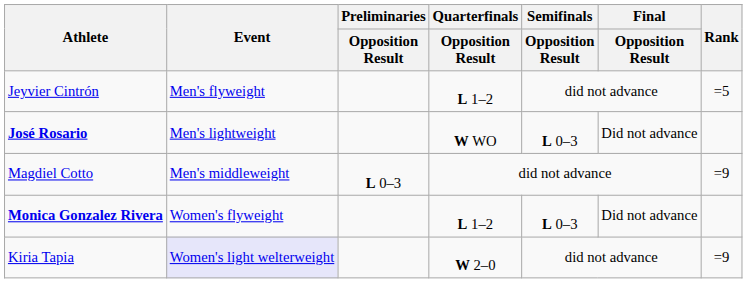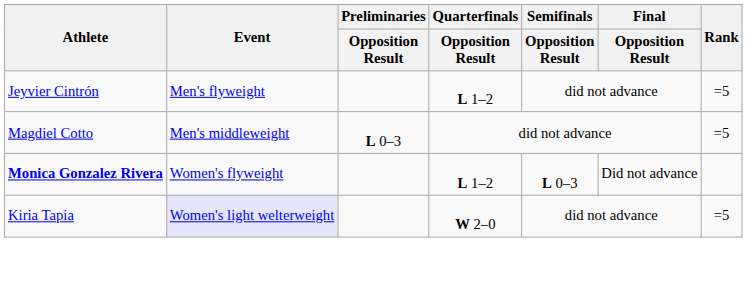- row: (48, 133)
(722, 174) =9 -> (722, 133) =5
(722, 257) =9 -> (722, 216) =5
